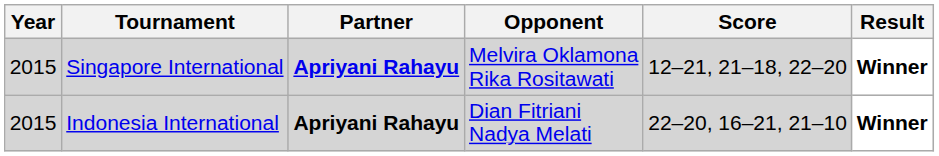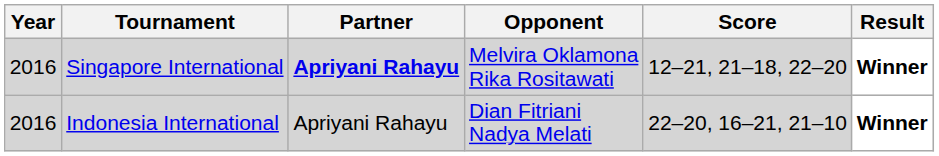(33, 67) 2015 -> (33, 67) 2016
(33, 123) 2015 -> (33, 123) 2016
(376, 123) bold -> (370, 123) normal
